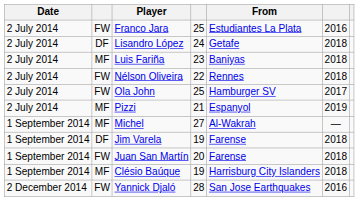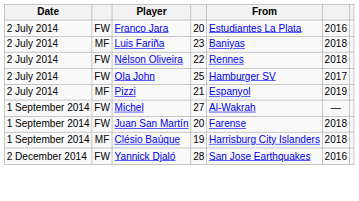(199, 28) 25 -> (199, 28) 20
- row: (149, 44)
(102, 124) MF -> (102, 108) FW
- row: (138, 140)
